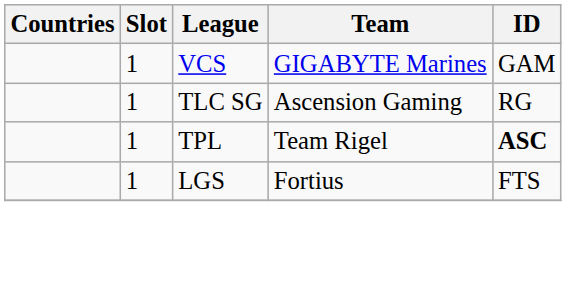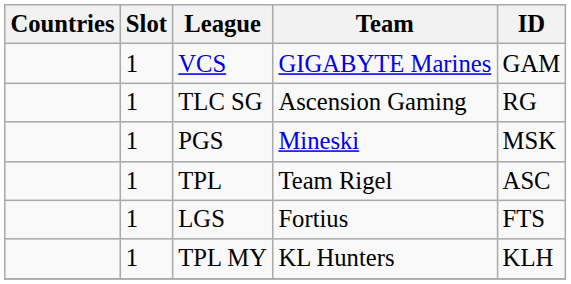+ row: (201, 141)
(523, 141) bold -> (527, 180) normal
+ row: (223, 258)
